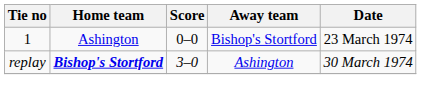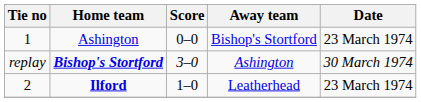+ row: (108, 85)
